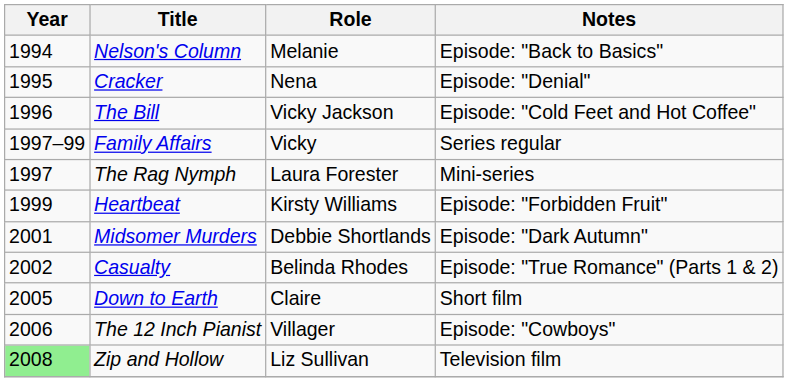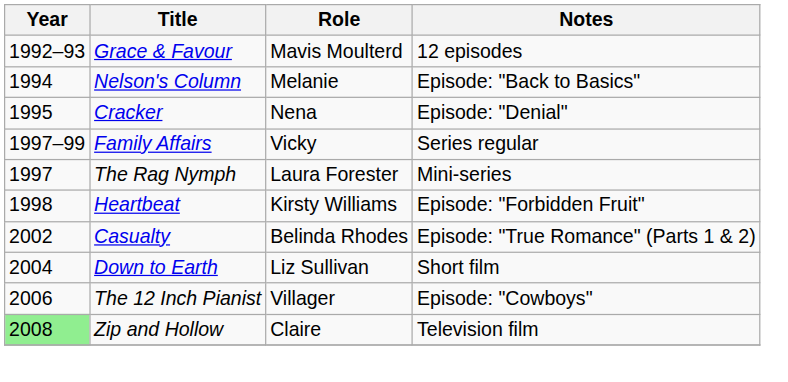+ row: (163, 50)
- row: (127, 112)
(31, 205) 1999 -> (31, 205) 1998
- row: (175, 236)
(31, 298) 2005 -> (31, 267) 2004
(296, 298) Claire -> (320, 267) Liz Sullivan
(320, 360) Liz Sullivan -> (296, 329) Claire
